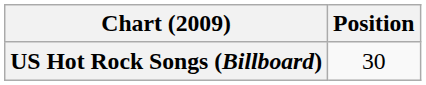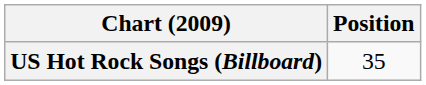(374, 60) 30 -> (374, 60) 35
